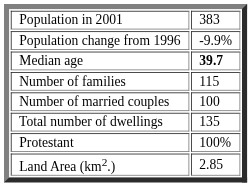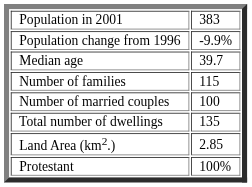(211, 61) bold -> (211, 61) normal
rows swapped: (46, 142) <-> (67, 164)
